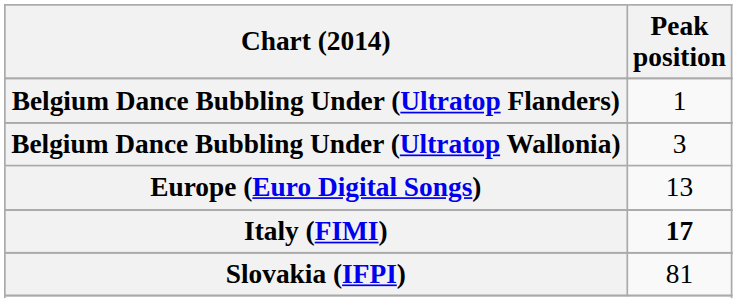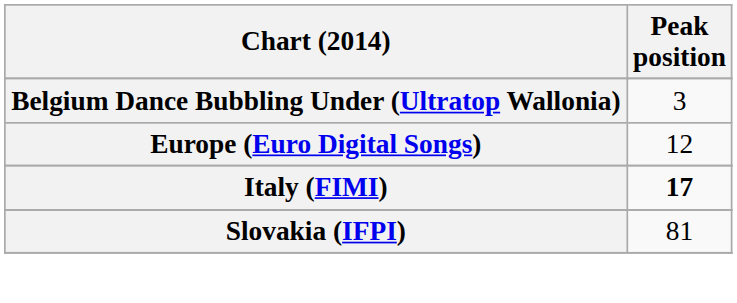- row: (316, 100)
(680, 187) 13 -> (680, 143) 12
